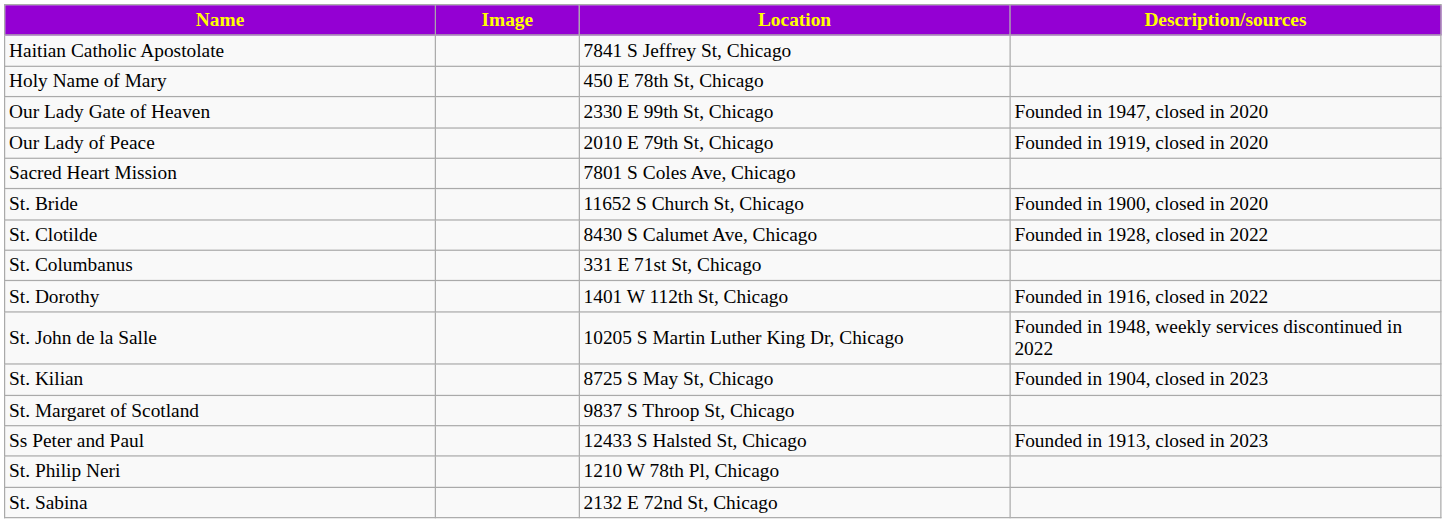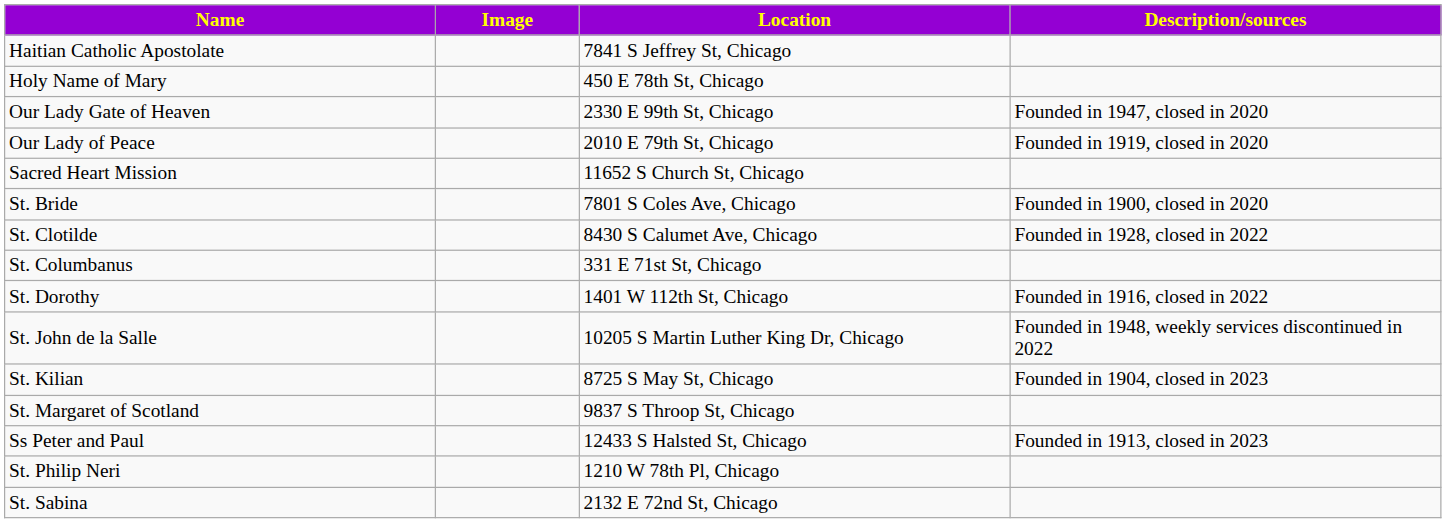(690, 173) 7801 S Coles Ave, Chicago -> (694, 173) 11652 S Church St, Chicago
(694, 204) 11652 S Church St, Chicago -> (690, 204) 7801 S Coles Ave, Chicago
